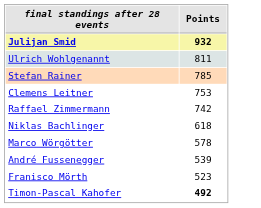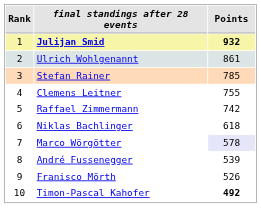+ column: (20, 19)
(203, 59) 811 -> (232, 59) 861
(203, 93) 753 -> (232, 93) 755
(203, 143) no background -> (232, 143) lavender background
(203, 177) 523 -> (232, 177) 526
